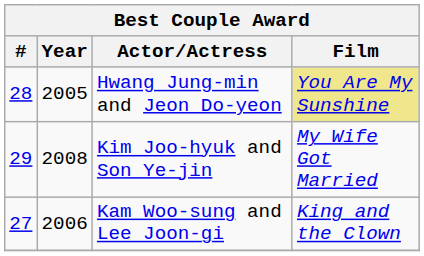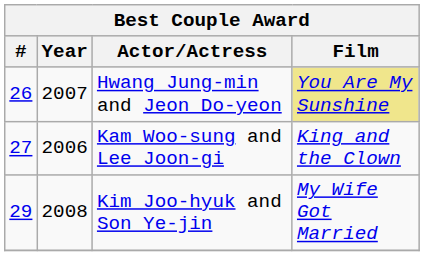(21, 94) 28 -> (21, 94) 26
(65, 94) 2005 -> (65, 94) 2007
rows swapped: (189, 224) <-> (189, 159)
